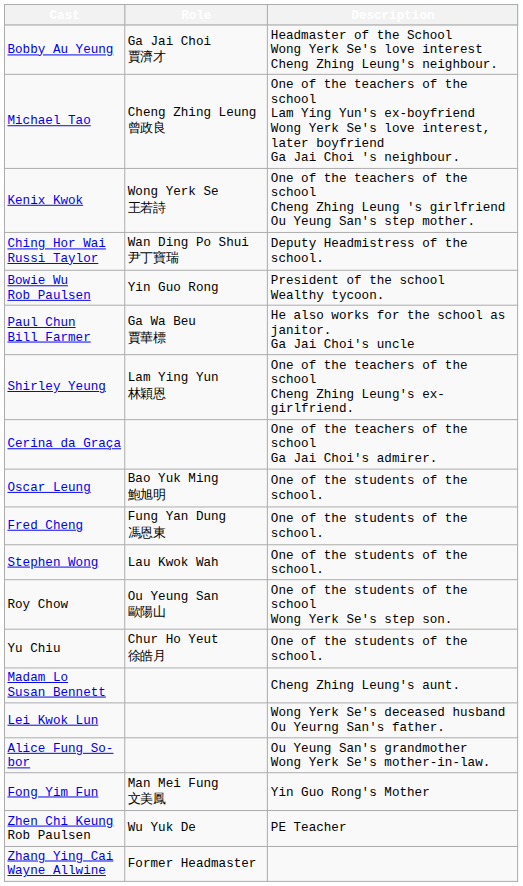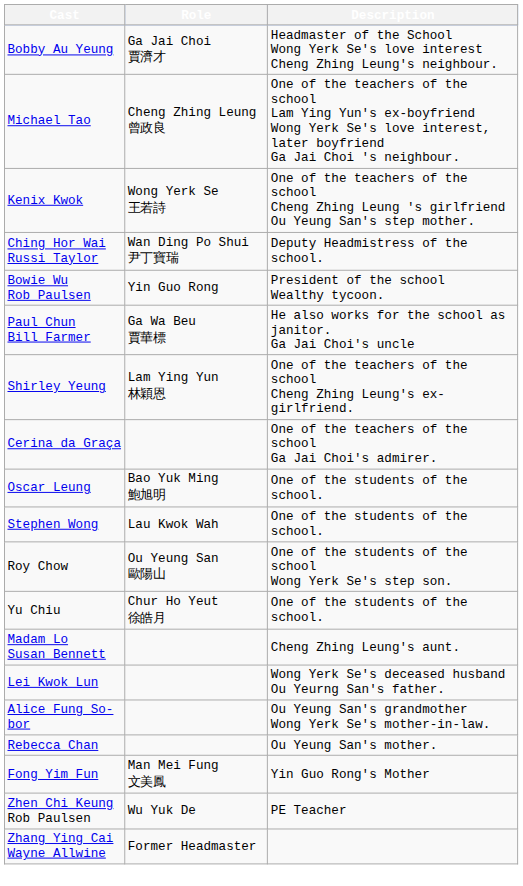- row: (45, 526)
+ row: (53, 745)
